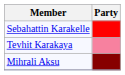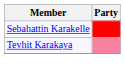- row: (33, 62)
